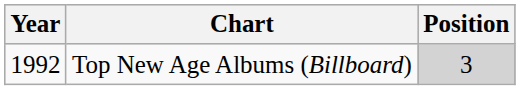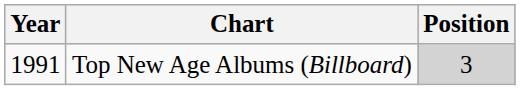(35, 63) 1992 -> (35, 63) 1991
